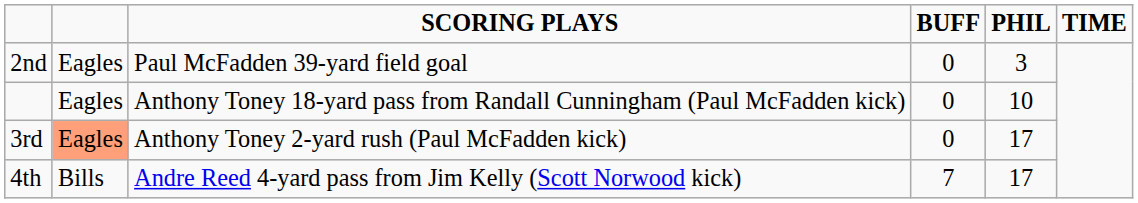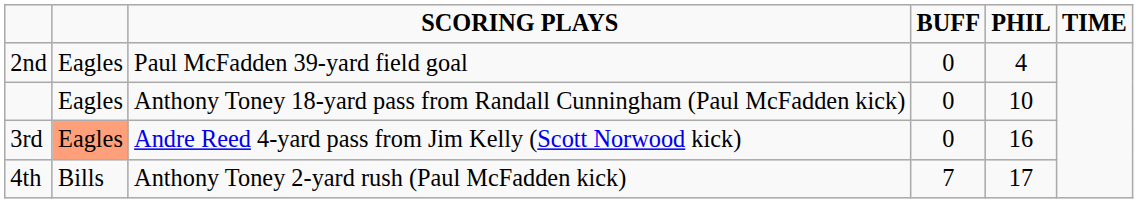(1021, 62) 3 -> (1021, 62) 4
(380, 139) Anthony Toney 2-yard rush (Paul McFadden kick) -> (438, 139) Andre Reed 4-yard pass from Jim Kelly (Scott Norwood kick)
(1021, 139) 17 -> (1021, 139) 16
(438, 178) Andre Reed 4-yard pass from Jim Kelly (Scott Norwood kick) -> (380, 178) Anthony Toney 2-yard rush (Paul McFadden kick)
